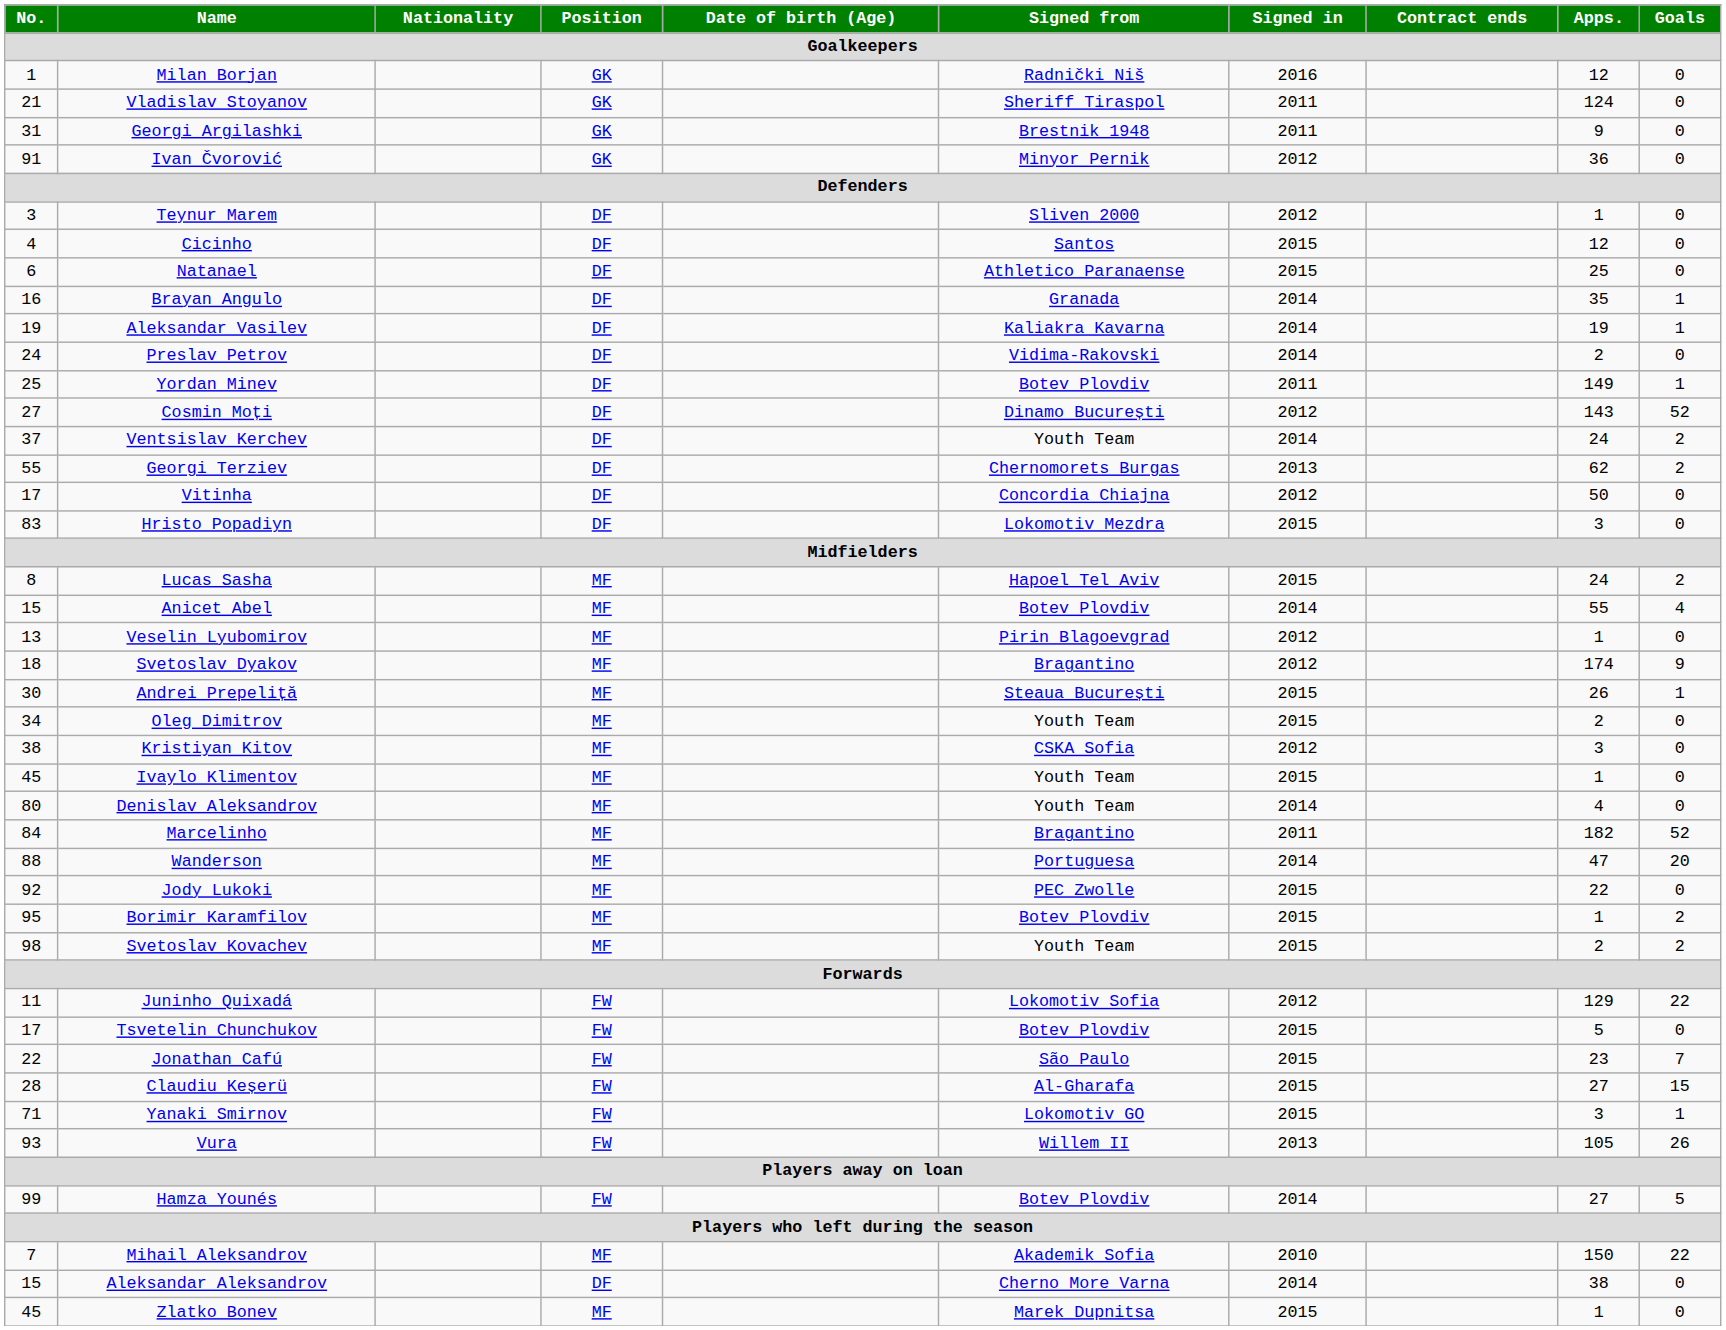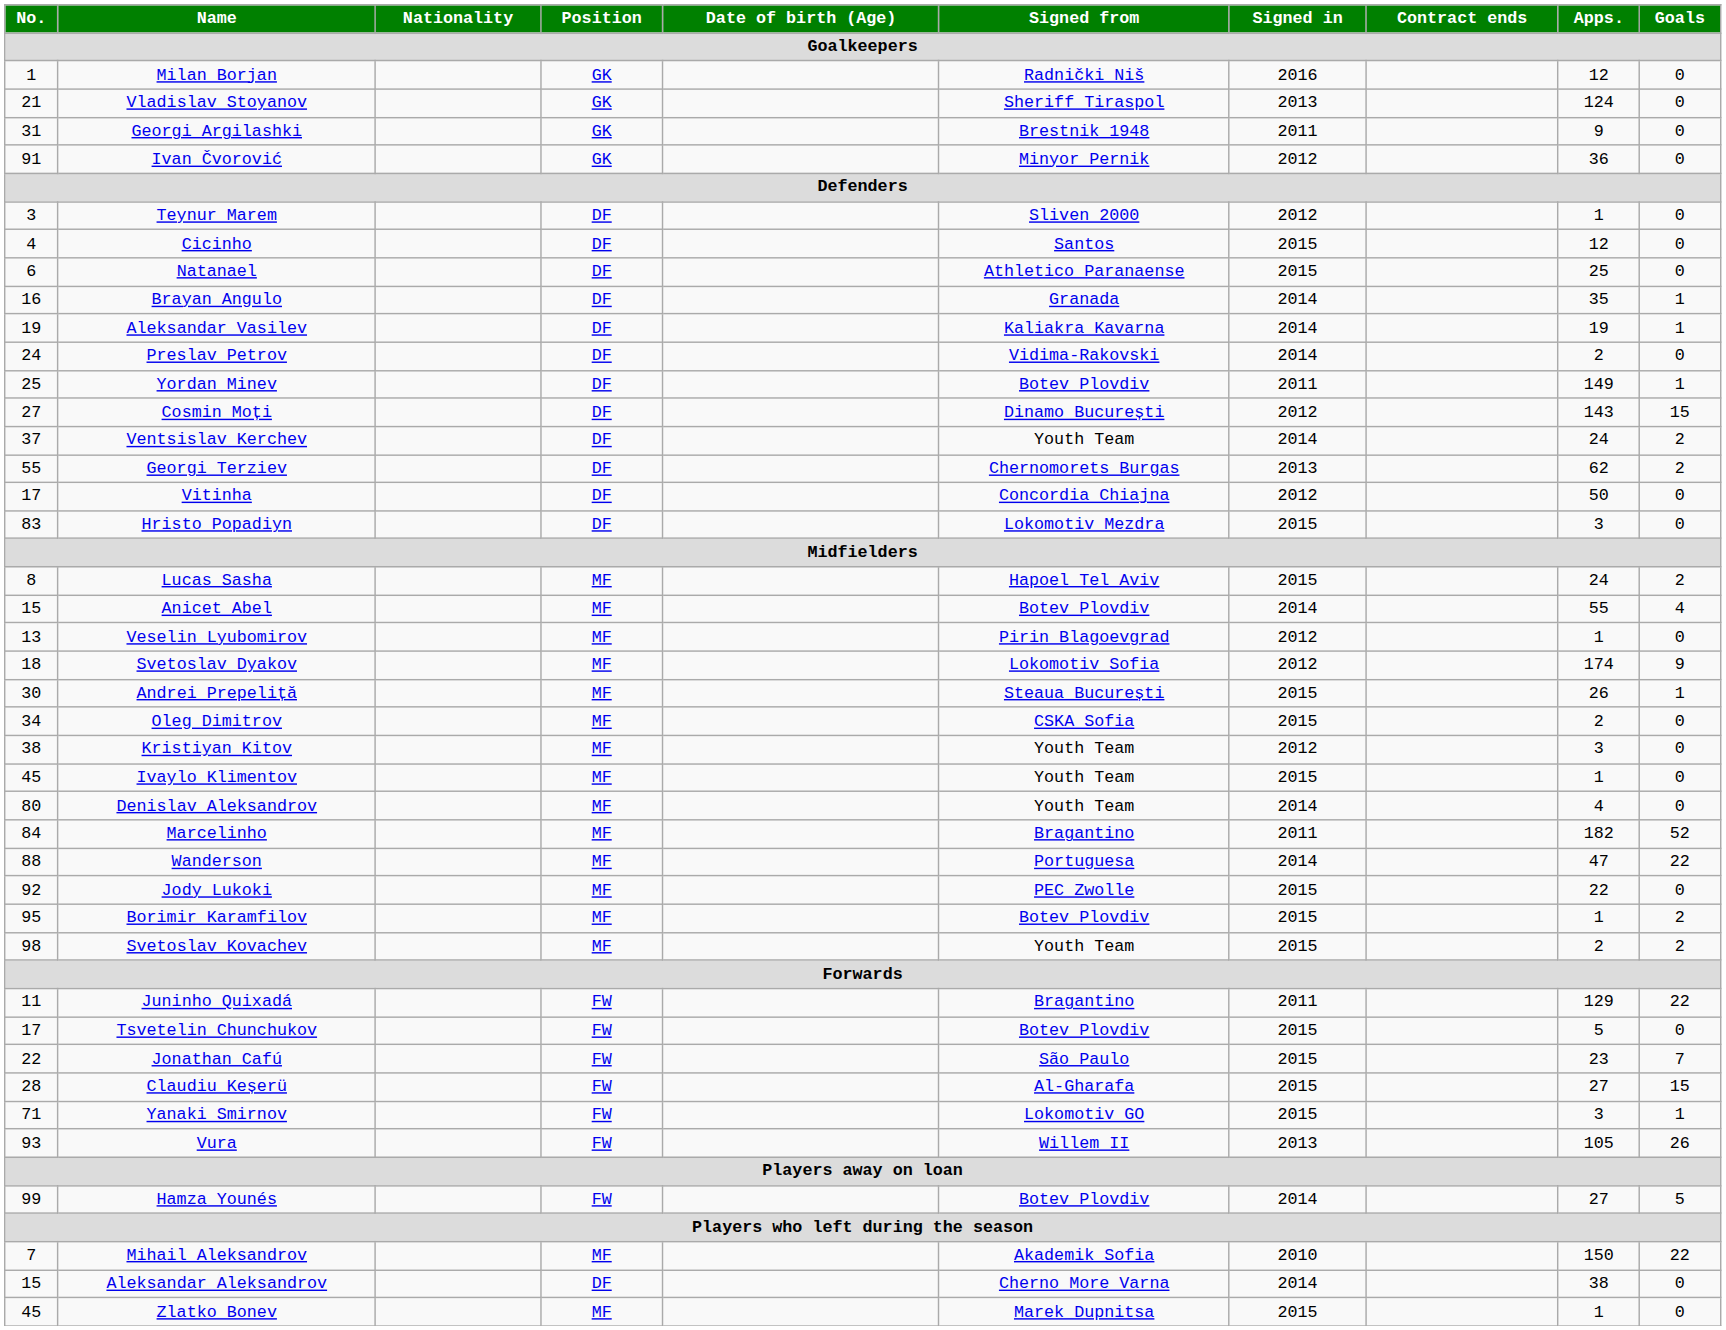(1298, 103) 2011 -> (1298, 103) 2013
(1680, 412) 52 -> (1680, 412) 15
(1084, 665) Bragantino -> (1084, 665) Lokomotiv Sofia
(1084, 721) Youth Team -> (1084, 721) CSKA Sofia
(1084, 749) CSKA Sofia -> (1084, 749) Youth Team
(1680, 862) 20 -> (1680, 862) 22
(1084, 1002) Lokomotiv Sofia -> (1084, 1002) Bragantino
(1298, 1002) 2012 -> (1298, 1002) 2011
